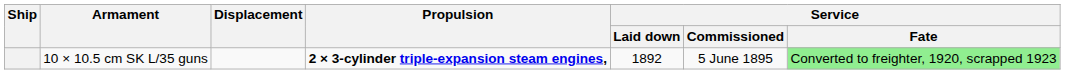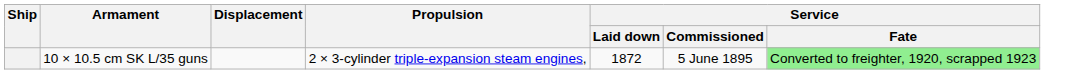(458, 58) bold -> (448, 58) normal
(647, 58) 1892 -> (626, 58) 1872
